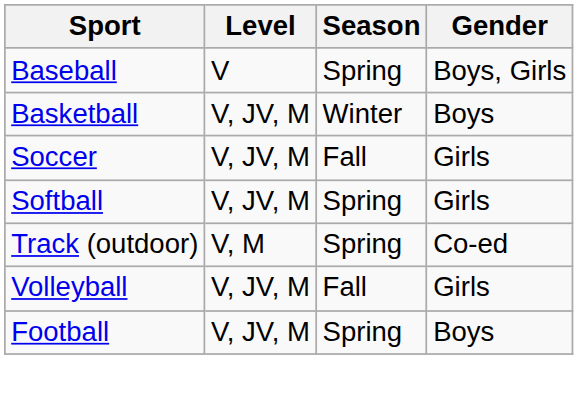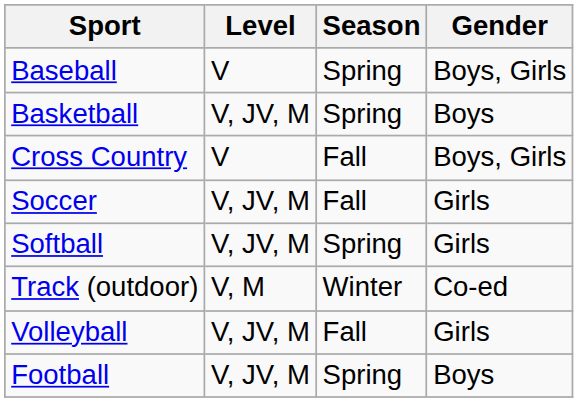(362, 113) Winter -> (362, 113) Spring
+ row: (99, 157)
(362, 244) Spring -> (362, 288) Winter
